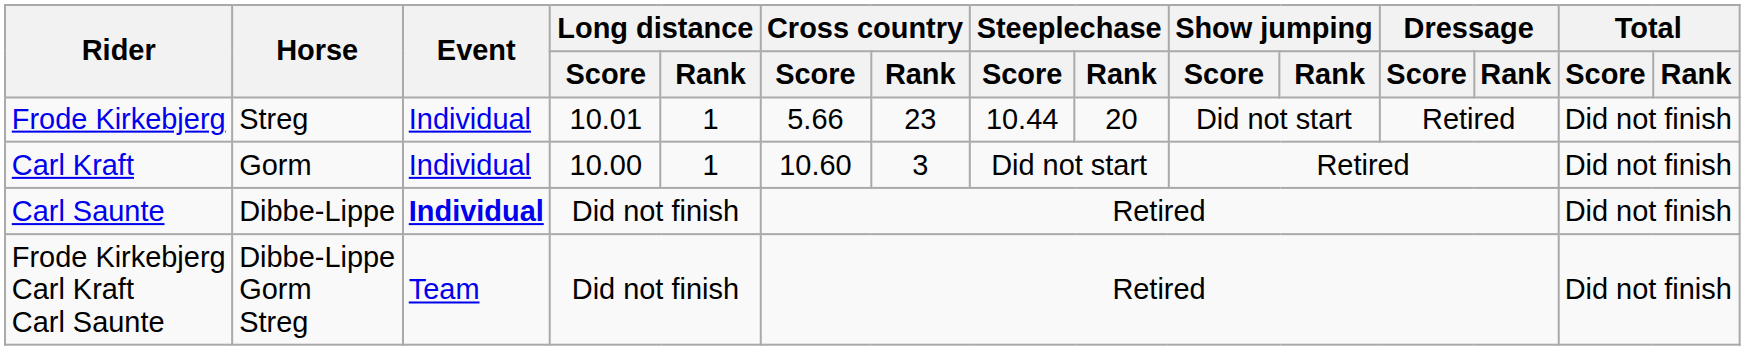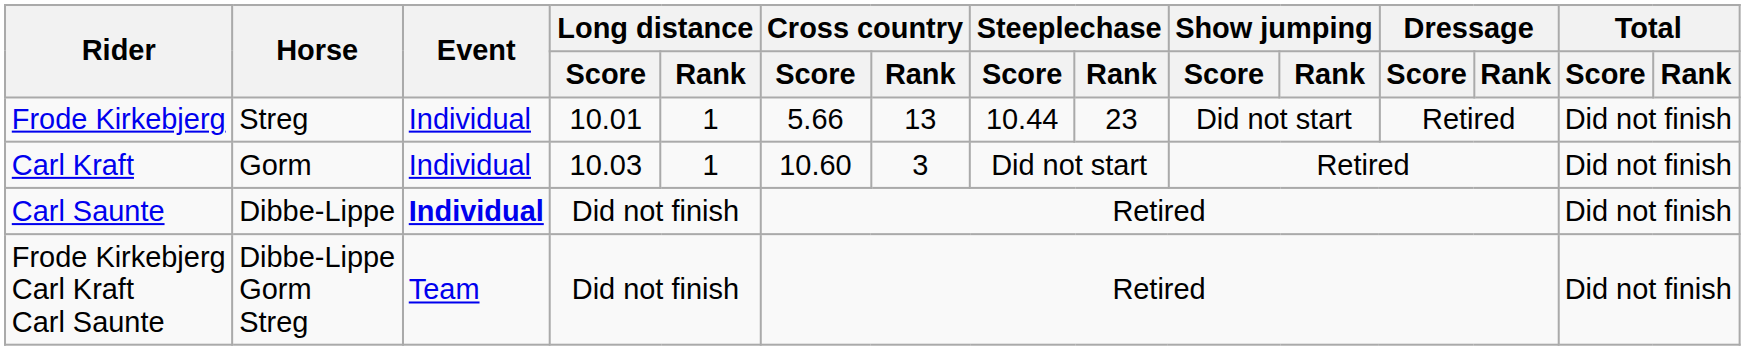(920, 120) 23 -> (920, 120) 13
(1121, 120) 20 -> (1121, 120) 23
(606, 165) 10.00 -> (606, 165) 10.03
